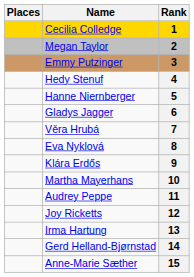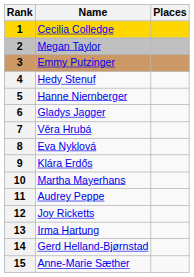columns swapped: (174, 12) <-> (24, 12)
